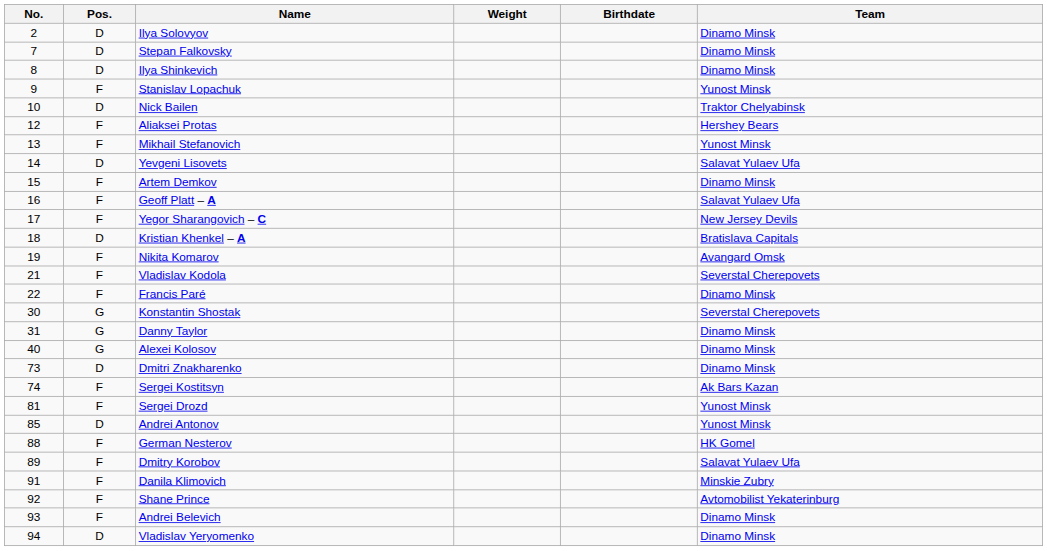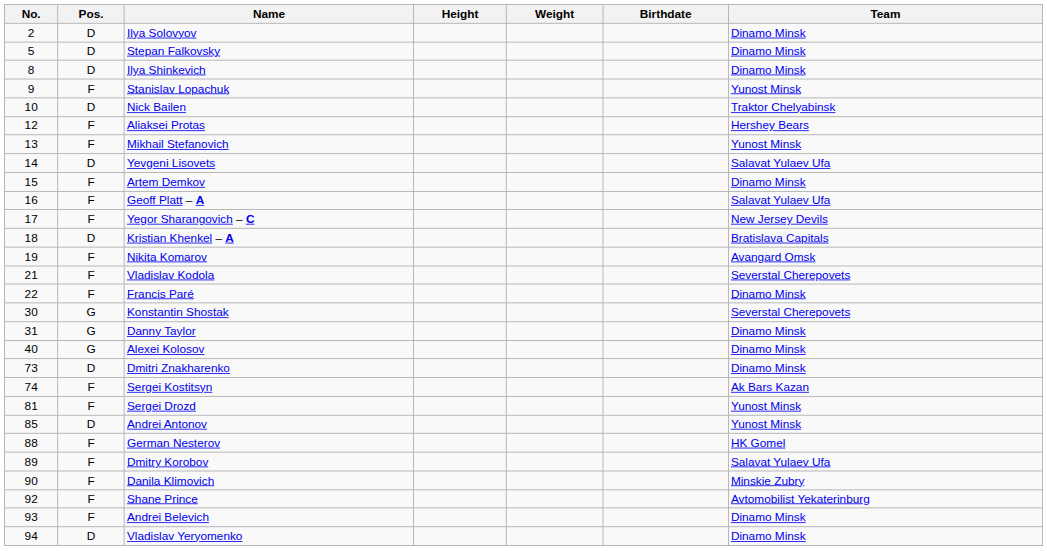+ column: (460, 14)
(34, 51) 7 -> (31, 51) 5
(34, 481) 91 -> (31, 481) 90
